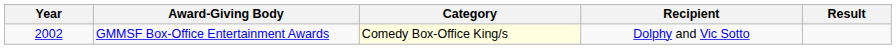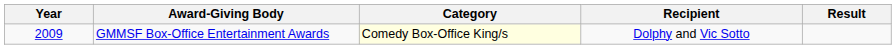(49, 34) 2002 -> (49, 34) 2009
